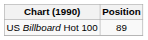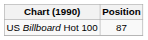(121, 27) 89 -> (121, 27) 87
